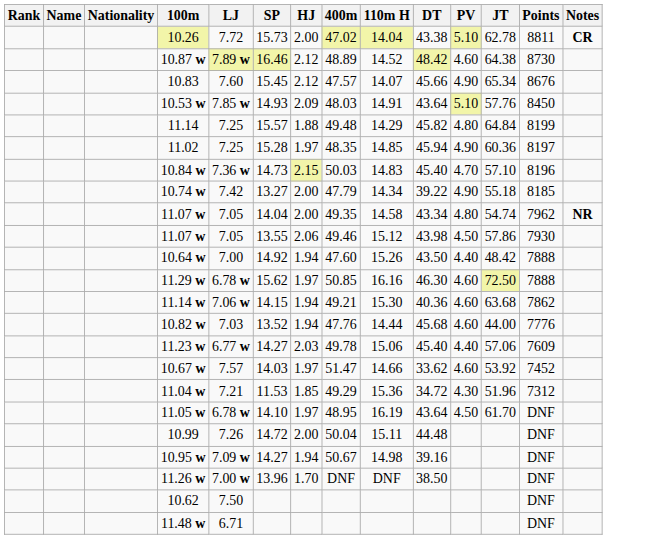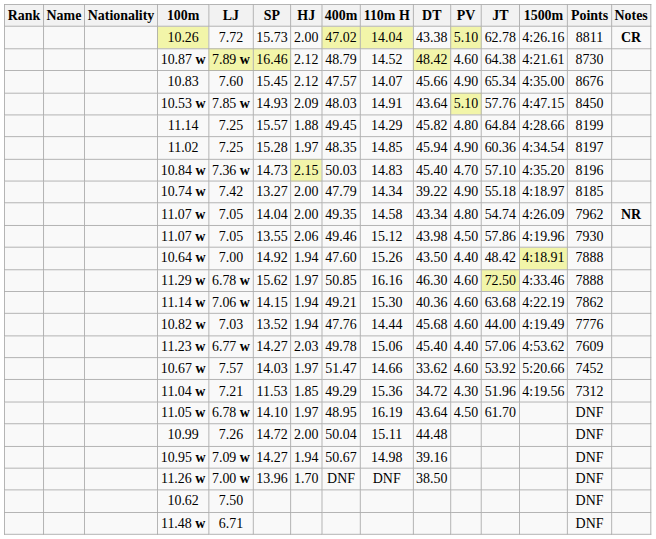+ column: (543, 15)
(341, 59) 48.89 -> (341, 59) 48.79
(341, 125) 49.48 -> (341, 125) 49.45
